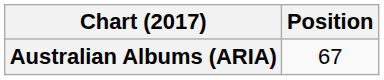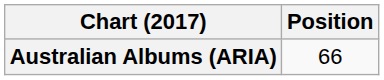(330, 56) 67 -> (330, 56) 66
